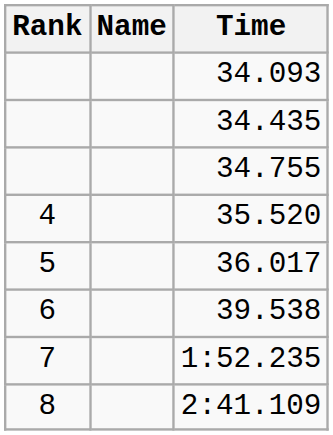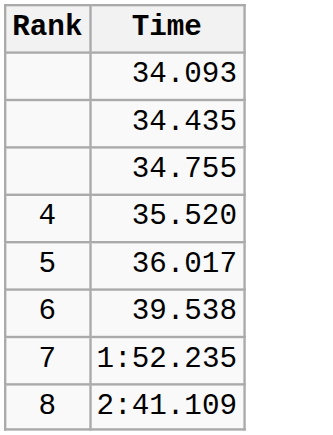- column: (132, 29)
